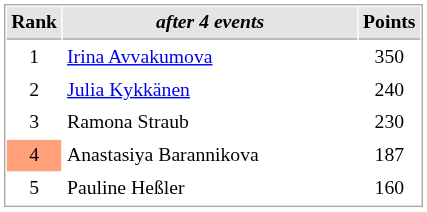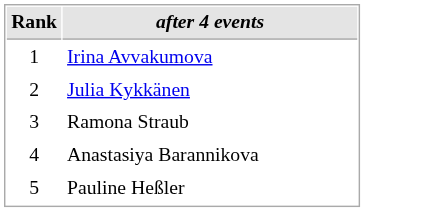- column: (389, 22)
(34, 155) lightsalmon background -> (34, 155) no background
